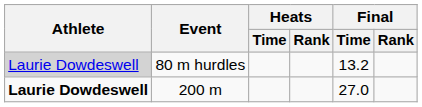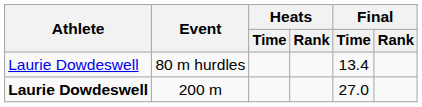(73, 65) lightgrey background -> (73, 65) no background
(354, 65) 13.2 -> (354, 65) 13.4
